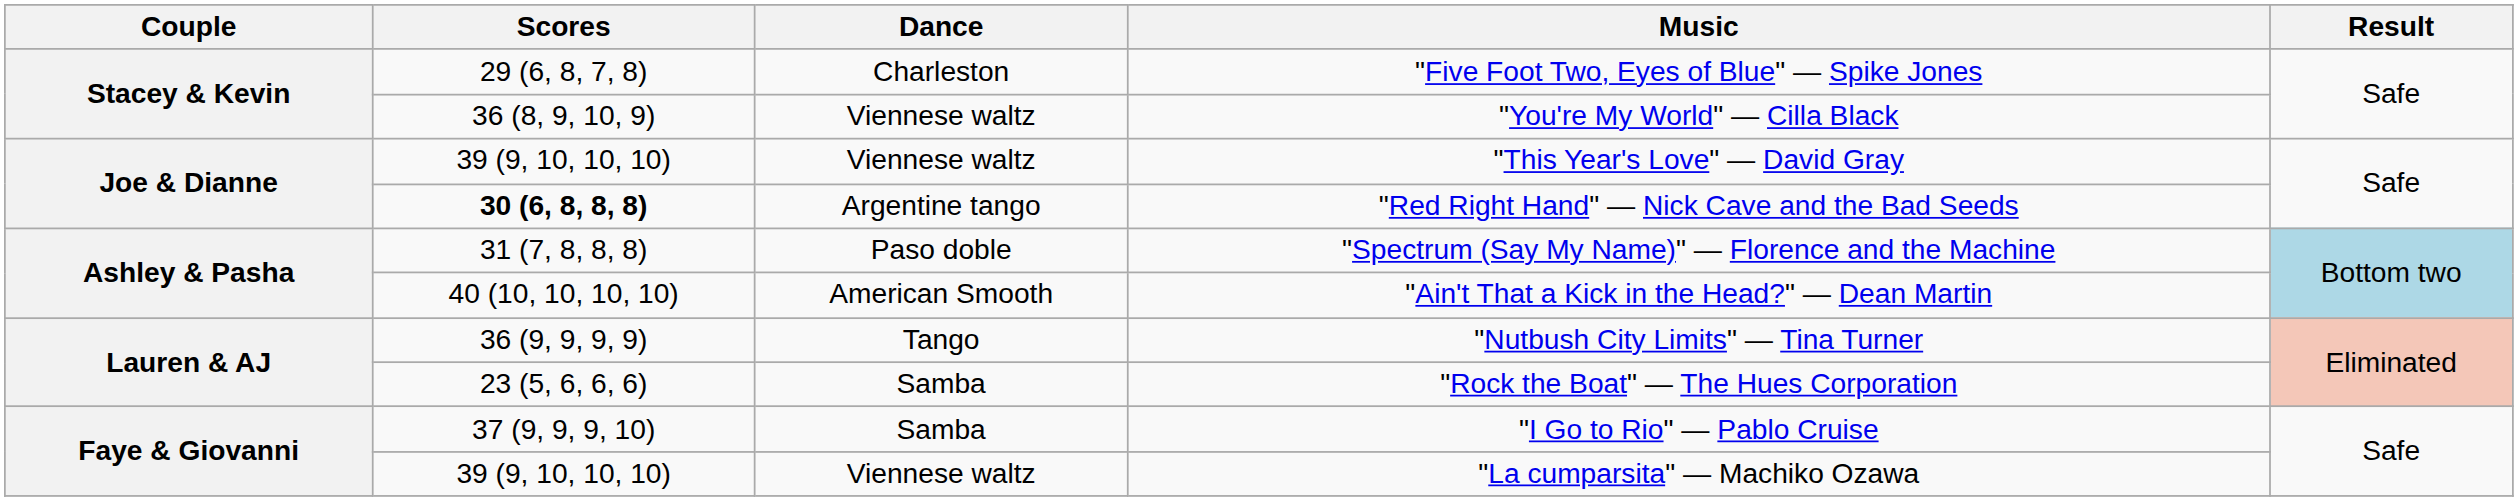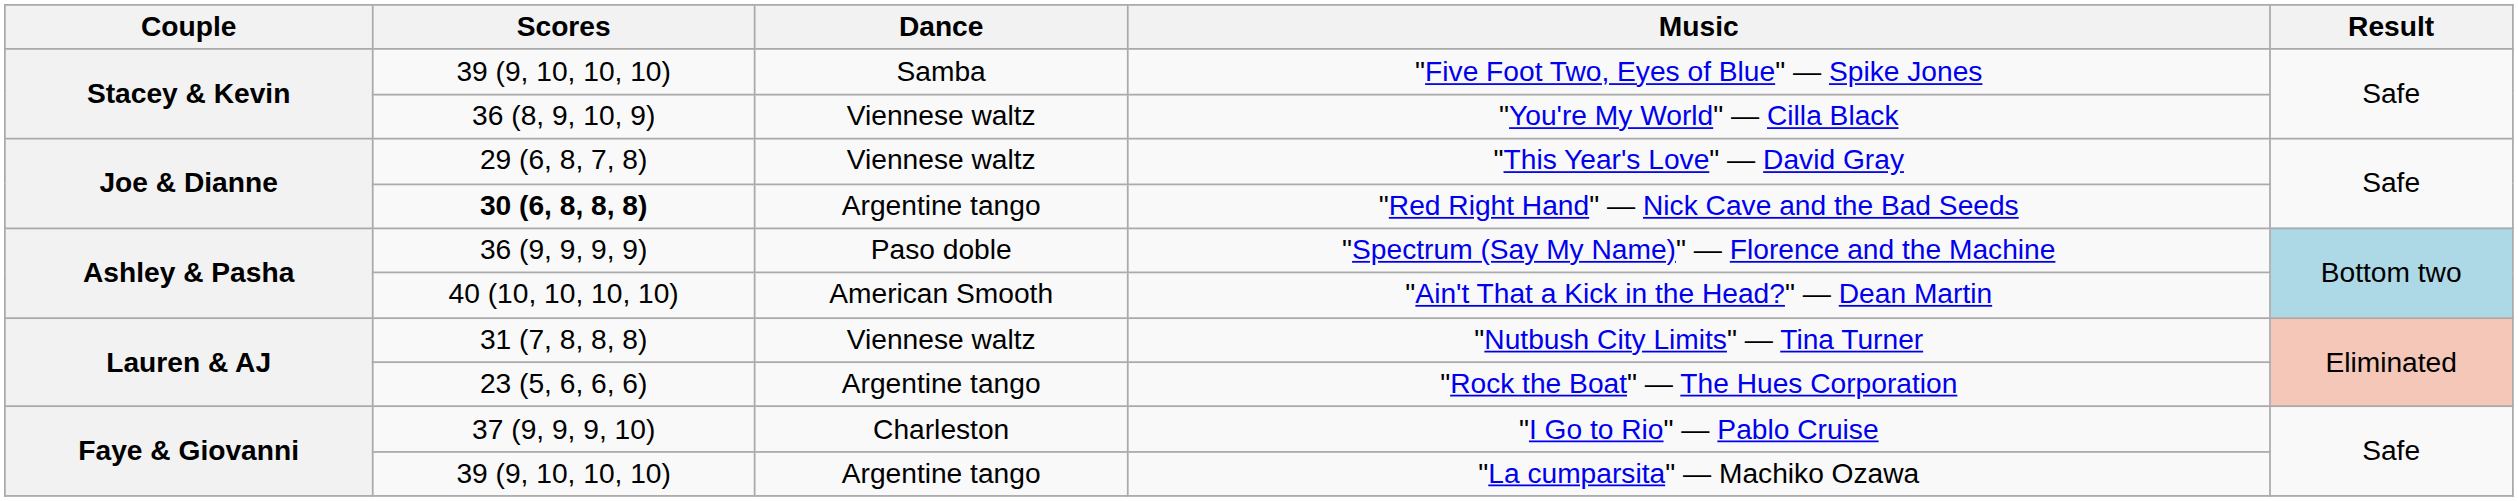(564, 71) 29 (6, 8, 7, 8) -> (564, 71) 39 (9, 10, 10, 10)
(941, 71) Charleston -> (941, 71) Samba
(564, 160) 39 (9, 10, 10, 10) -> (564, 160) 29 (6, 8, 7, 8)
(564, 250) 31 (7, 8, 8, 8) -> (564, 250) 36 (9, 9, 9, 9)
(564, 339) 36 (9, 9, 9, 9) -> (564, 339) 31 (7, 8, 8, 8)
(941, 339) Tango -> (941, 339) Viennese waltz
(941, 384) Samba -> (941, 384) Argentine tango
(941, 428) Samba -> (941, 428) Charleston
(941, 473) Viennese waltz -> (941, 473) Argentine tango
